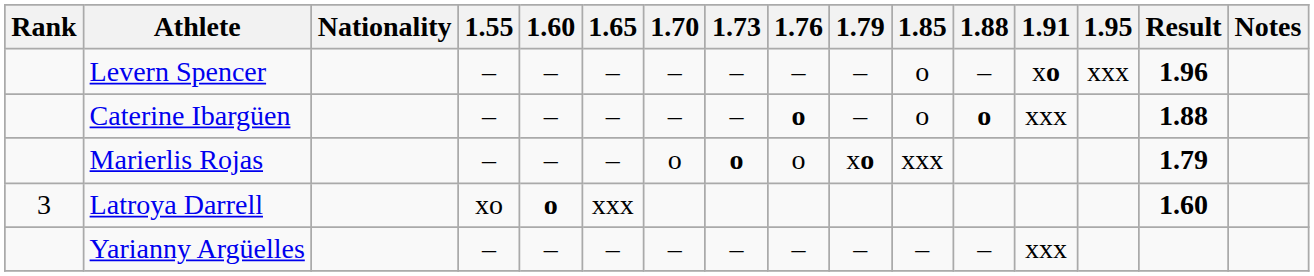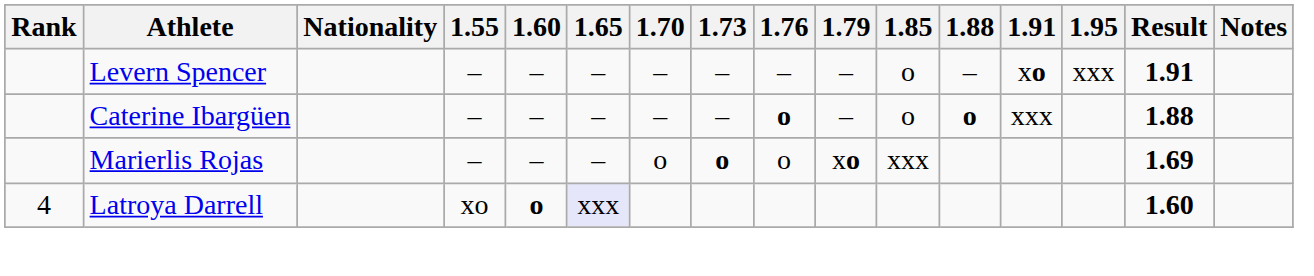(1184, 71) 1.96 -> (1169, 71) 1.91
(1184, 159) 1.79 -> (1169, 159) 1.69
(44, 204) 3 -> (44, 204) 4
(613, 204) no background -> (598, 204) lavender background
- row: (197, 248)
